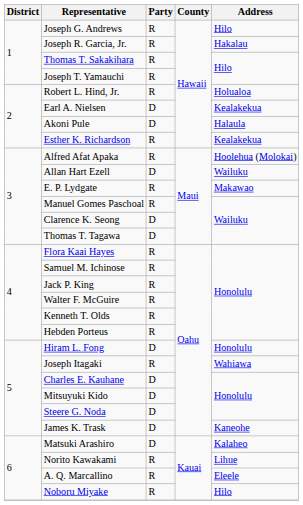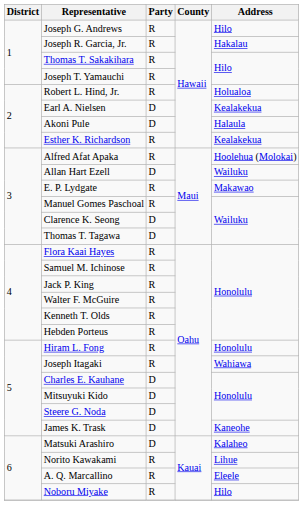(152, 348) D -> (152, 348) R
